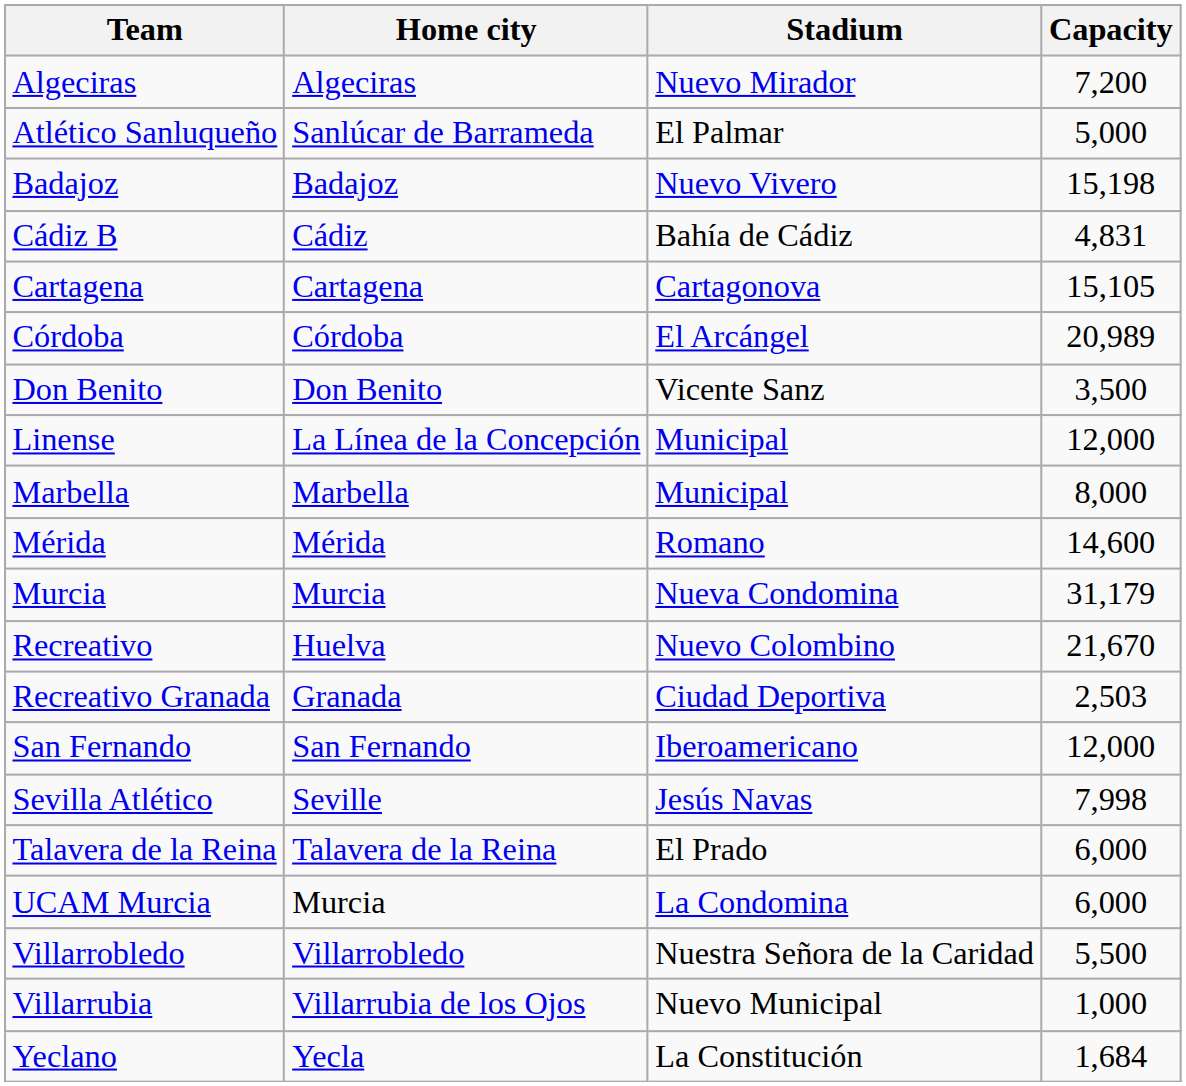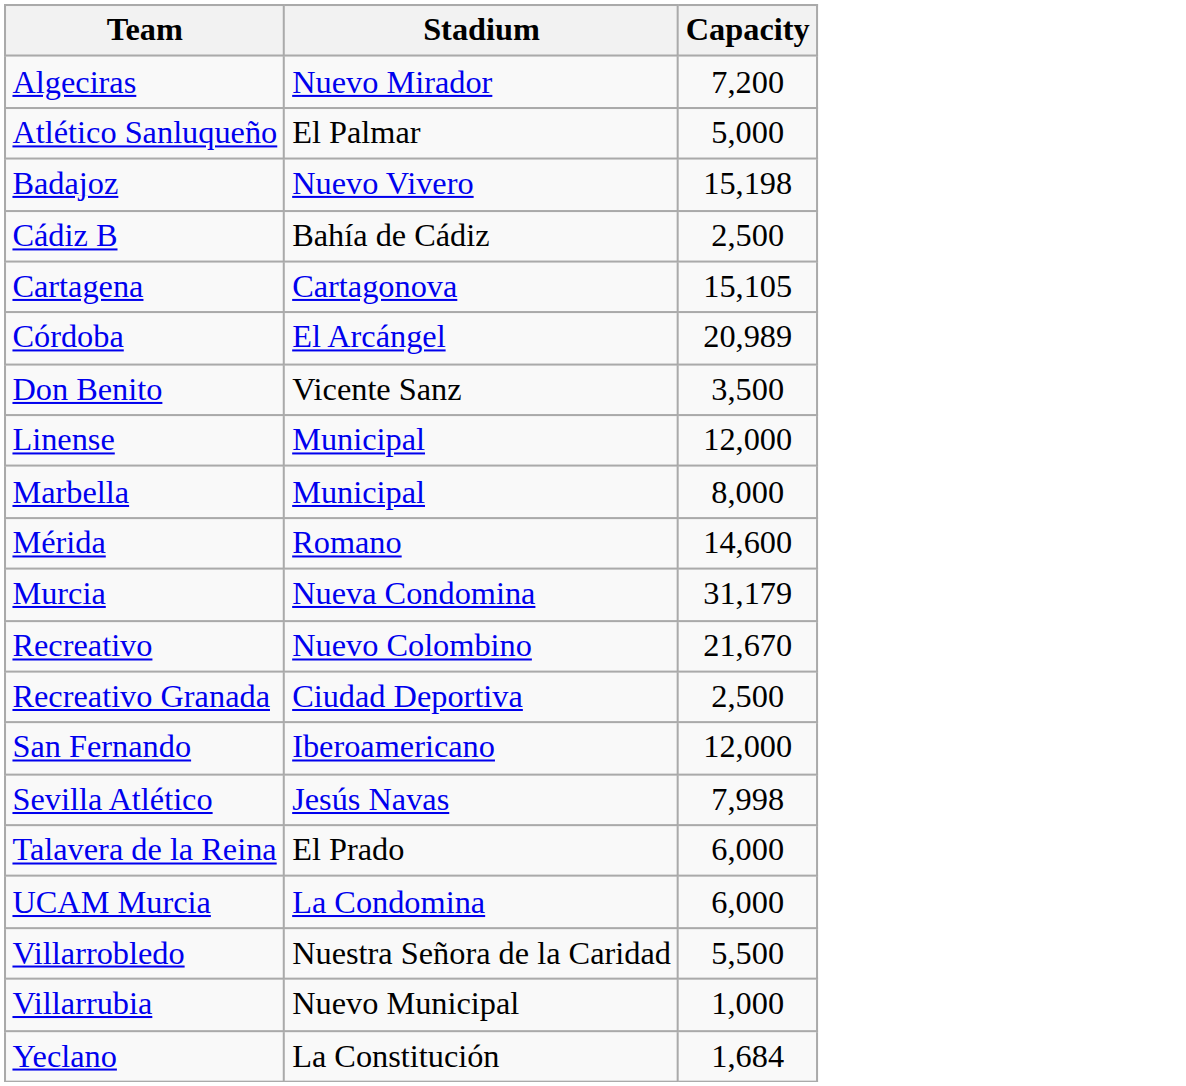- column: (466, 30)
(1111, 235) 4,831 -> (748, 235) 2,500
(1111, 696) 2,503 -> (748, 696) 2,500
